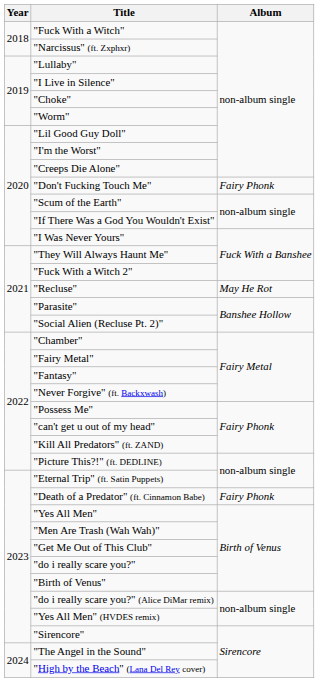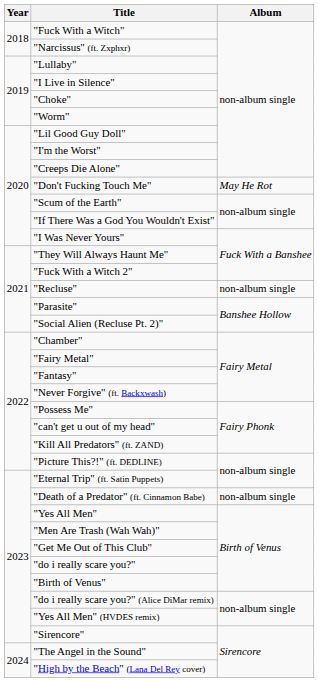(247, 185) Fairy Phonk -> (246, 185) May He Rot
(246, 289) May He Rot -> (257, 289) non-album single
(247, 496) Fairy Phonk -> (257, 496) non-album single
